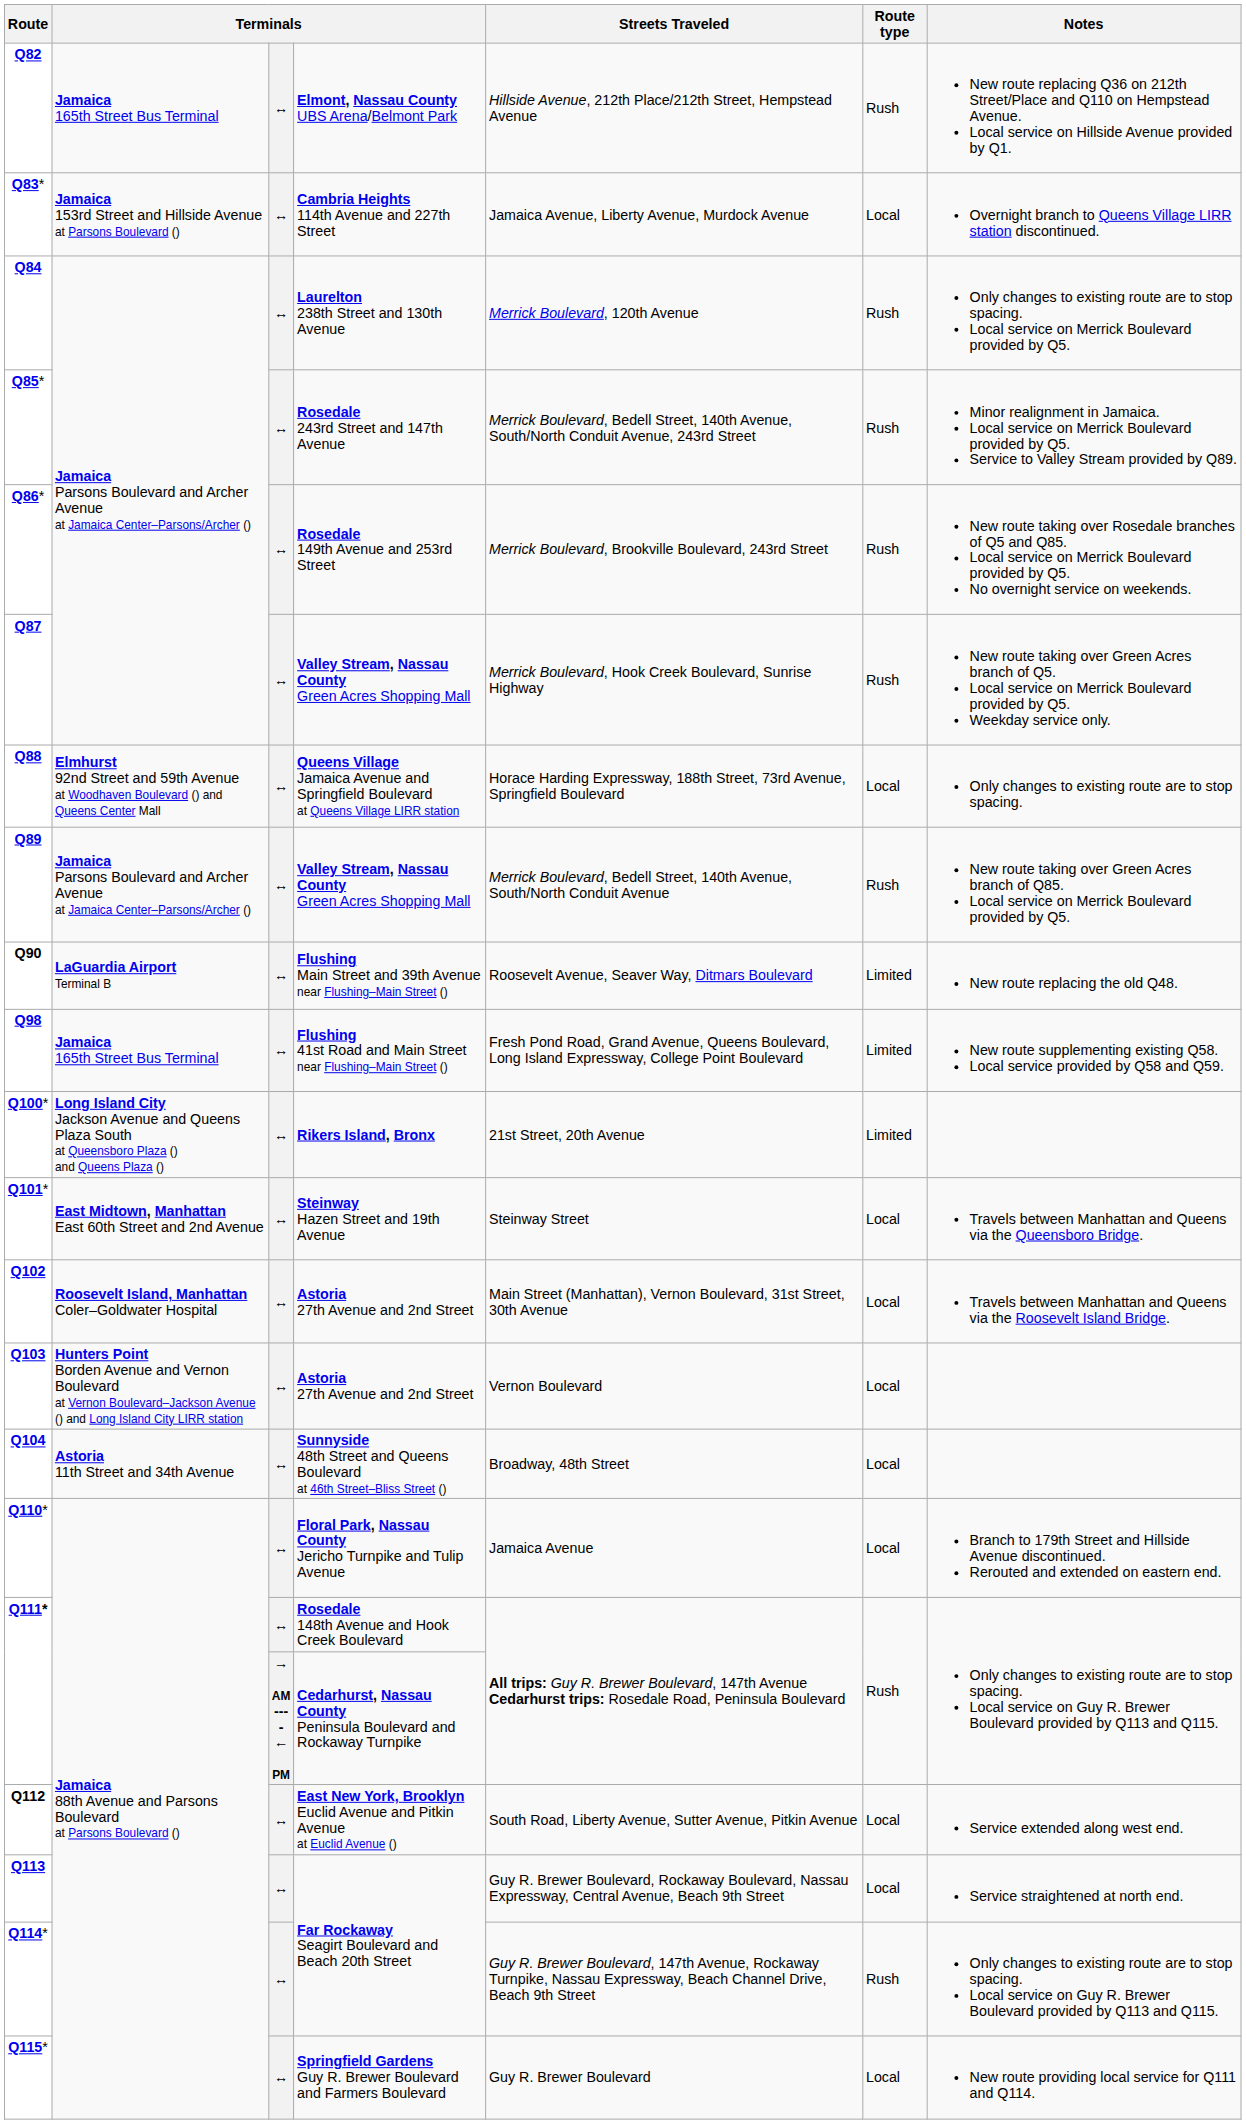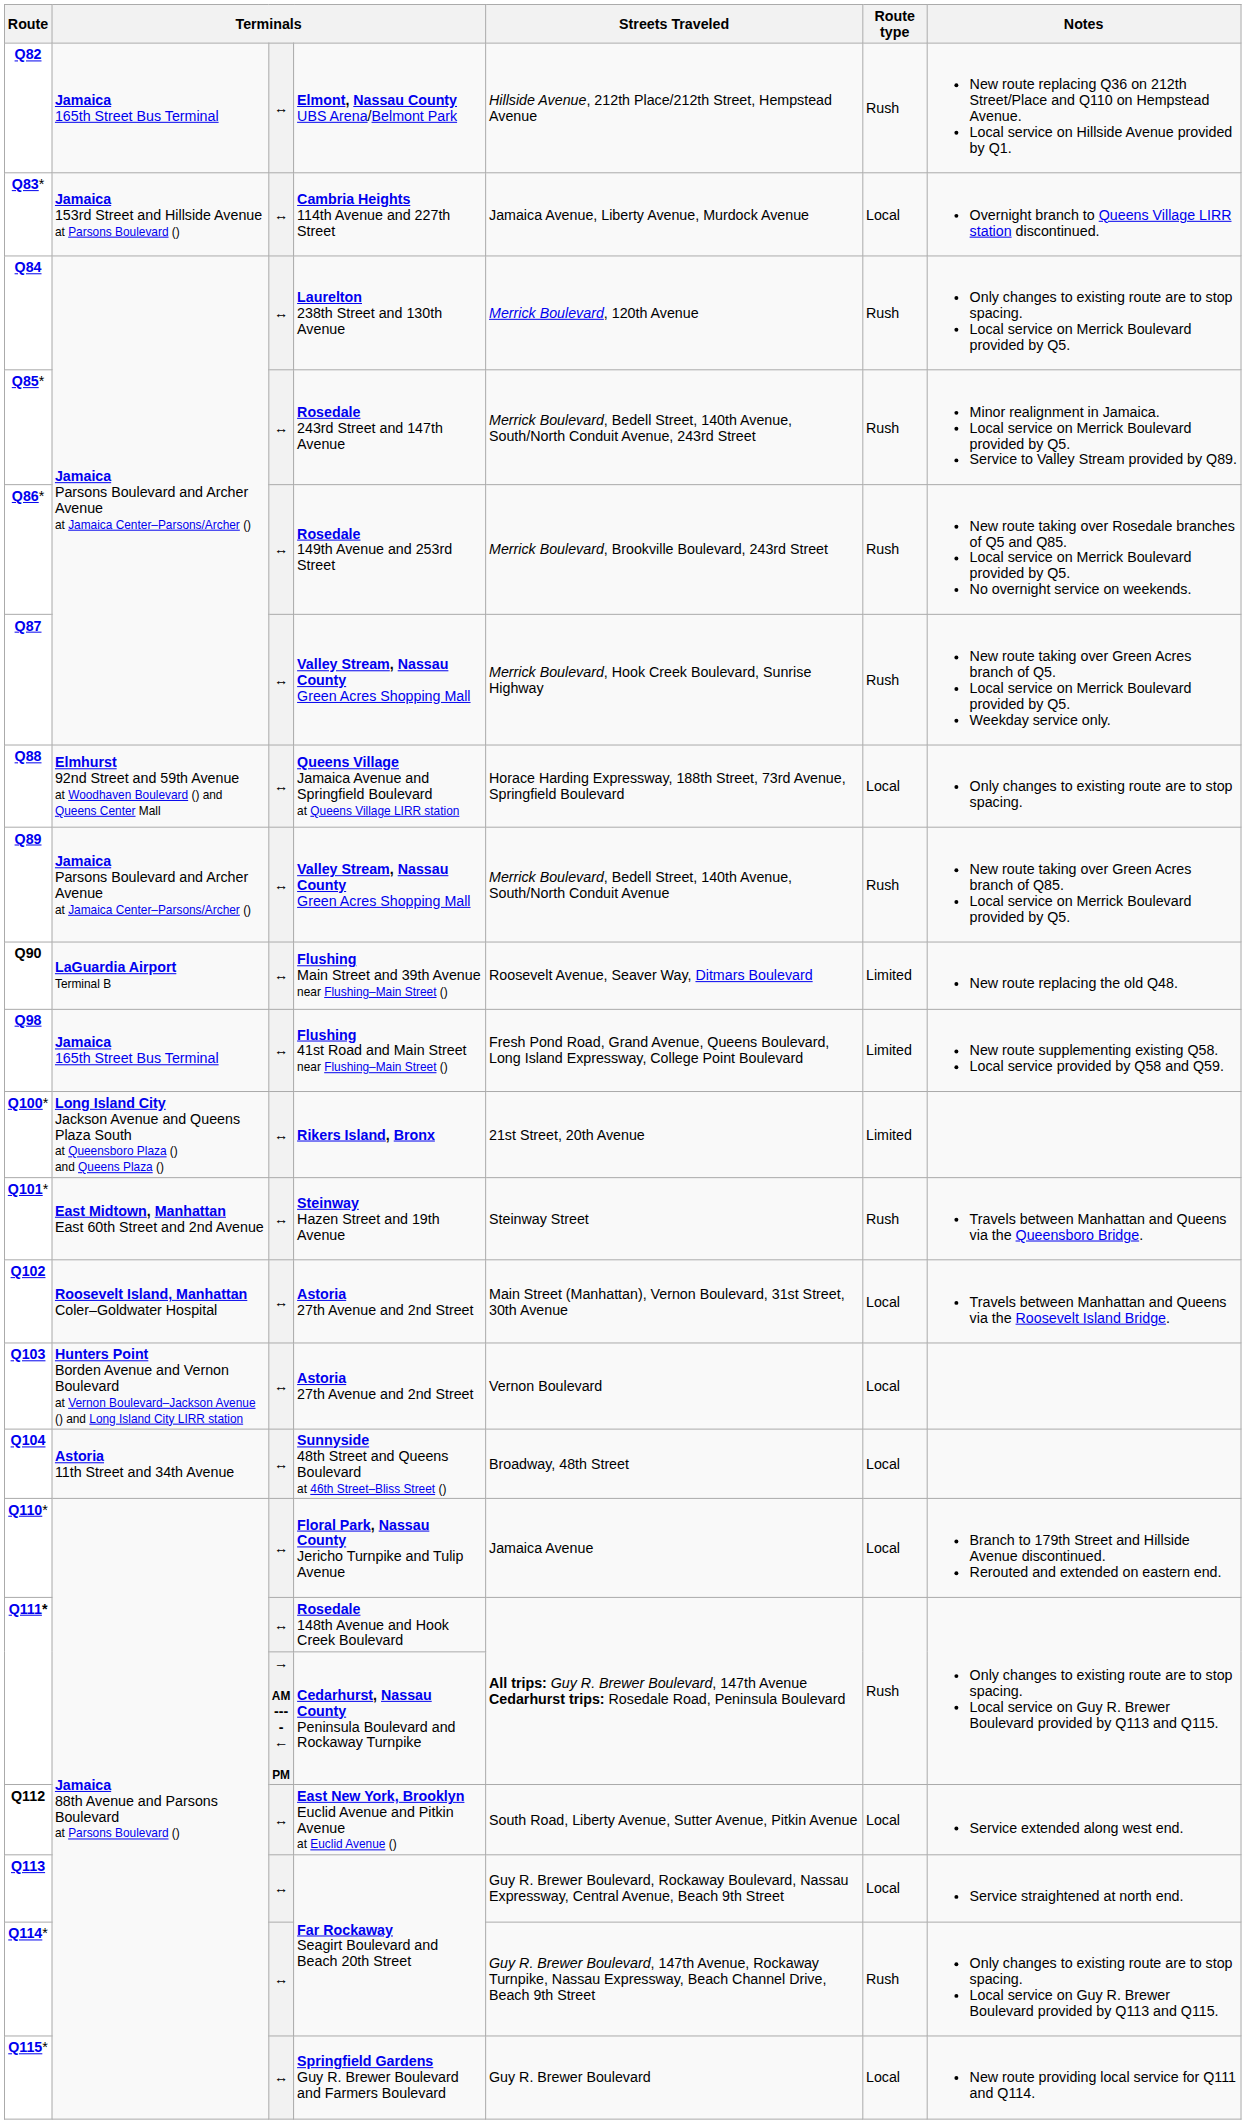(883, 1219) Local -> (883, 1219) Rush
